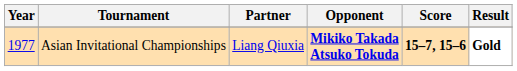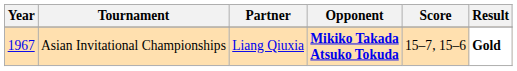(21, 46) 1977 -> (21, 46) 1967
(436, 46) bold -> (436, 46) normal
